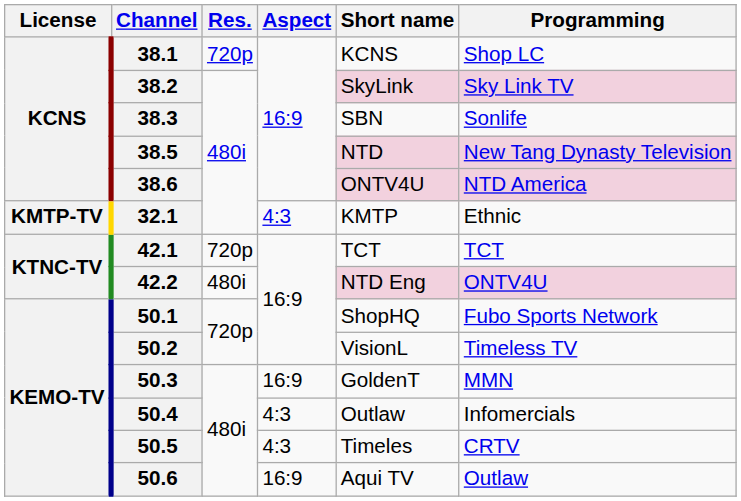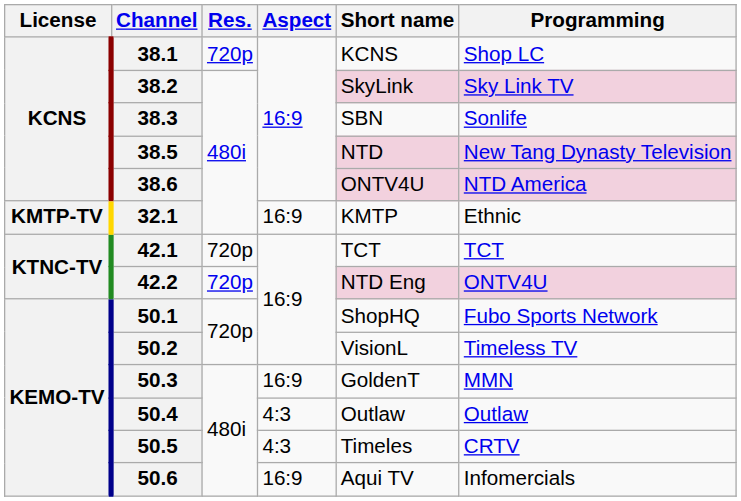(277, 217) 4:3 -> (282, 217) 16:9
(226, 282) 480i -> (230, 282) 720p
(519, 413) Infomercials -> (496, 413) Outlaw
(496, 479) Outlaw -> (519, 479) Infomercials
